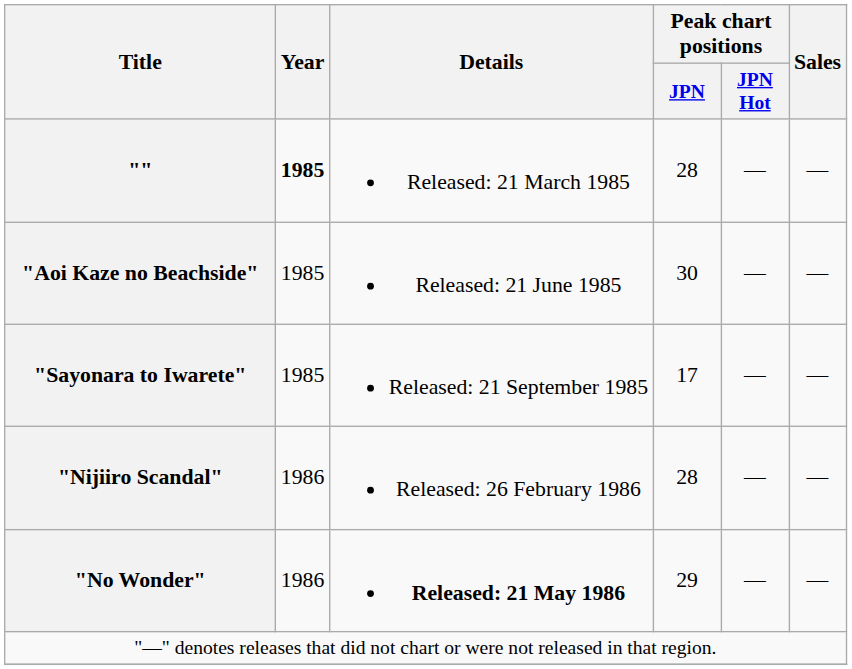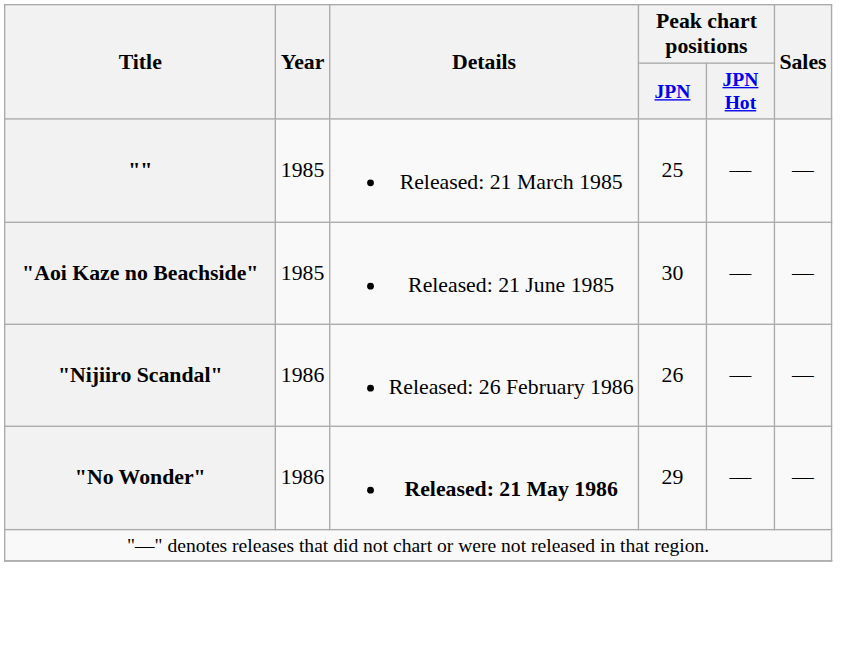(303, 170) bold -> (303, 170) normal
(687, 170) 28 -> (673, 170) 25
- row: (140, 375)
(687, 477) 28 -> (673, 375) 26
